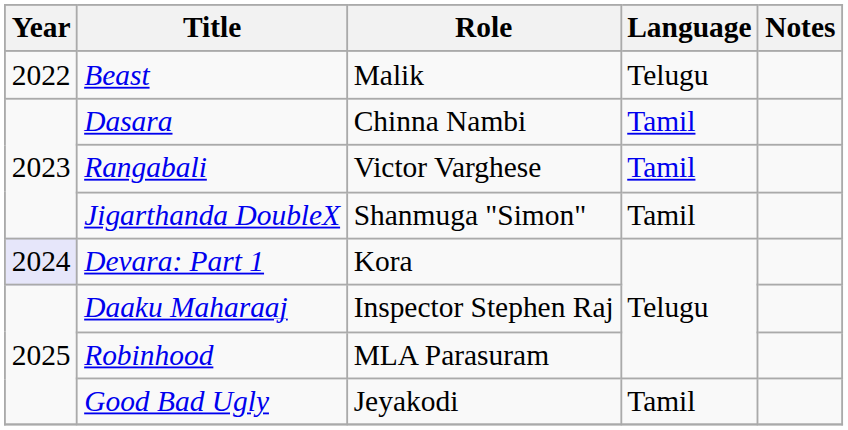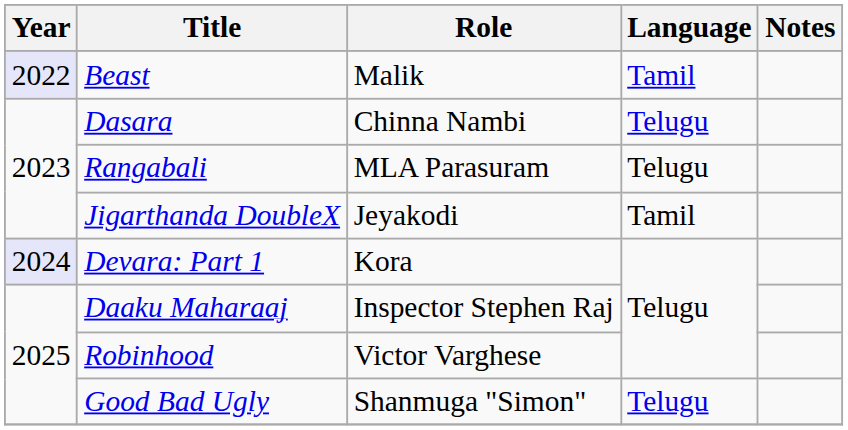(41, 74) no background -> (41, 74) lavender background
(668, 74) Telugu -> (661, 74) Tamil
(661, 121) Tamil -> (668, 121) Telugu
(447, 167) Victor Varghese -> (451, 167) MLA Parasuram
(661, 167) Tamil -> (668, 167) Telugu
(470, 214) Shanmuga "Simon" -> (406, 214) Jeyakodi
(451, 354) MLA Parasuram -> (447, 354) Victor Varghese
(406, 401) Jeyakodi -> (470, 401) Shanmuga "Simon"
(661, 401) Tamil -> (668, 401) Telugu
